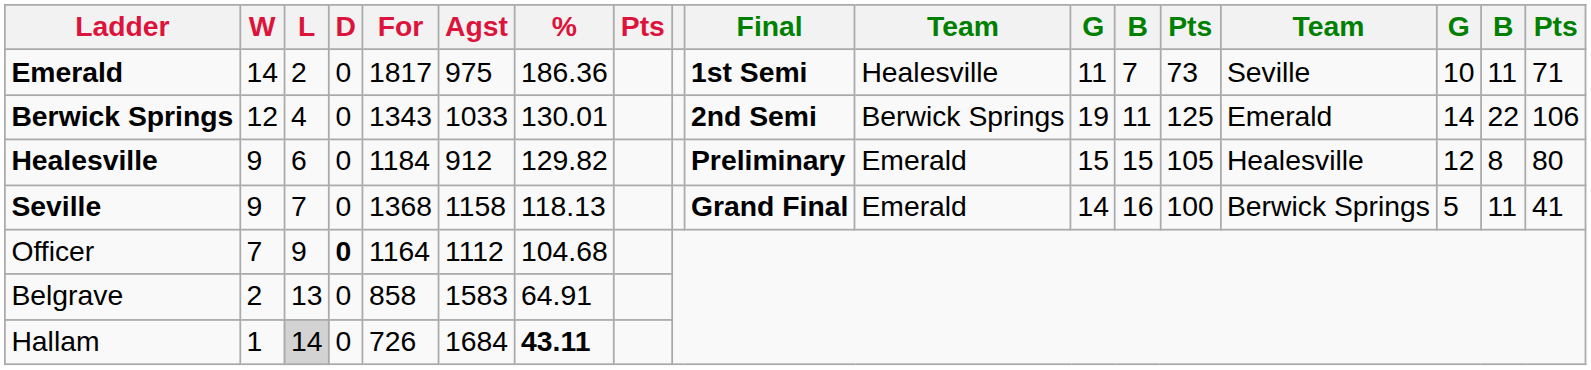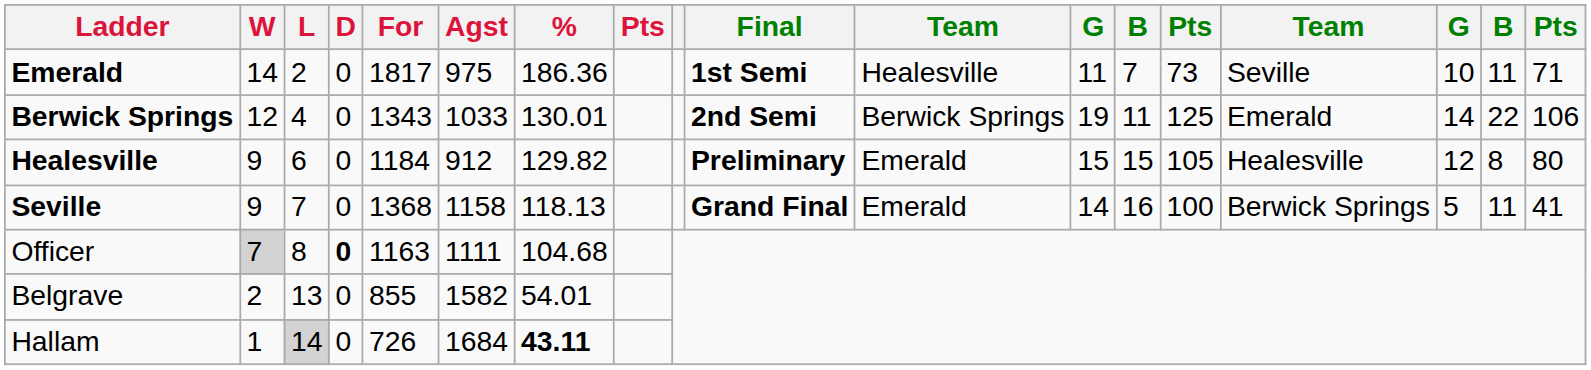(254, 251) no background -> (254, 251) lightgrey background
(299, 251) 9 -> (299, 251) 8
(399, 251) 1164 -> (399, 251) 1163
(474, 251) 1112 -> (473, 251) 1111
(393, 296) 858 -> (393, 296) 855
(477, 296) 1583 -> (477, 296) 1582
(557, 296) 64.91 -> (557, 296) 54.01
